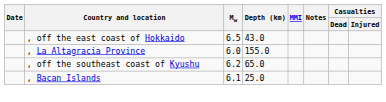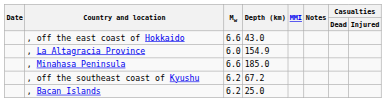(233, 38) 6.5 -> (233, 38) 6.6
(257, 51) 155.0 -> (257, 51) 154.9
+ row: (76, 64)
(255, 64) 65.0 -> (255, 78) 67.2
(233, 78) 6.1 -> (233, 91) 6.2
